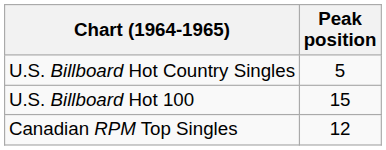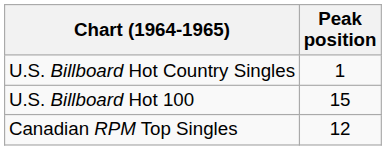(340, 70) 5 -> (340, 70) 1
